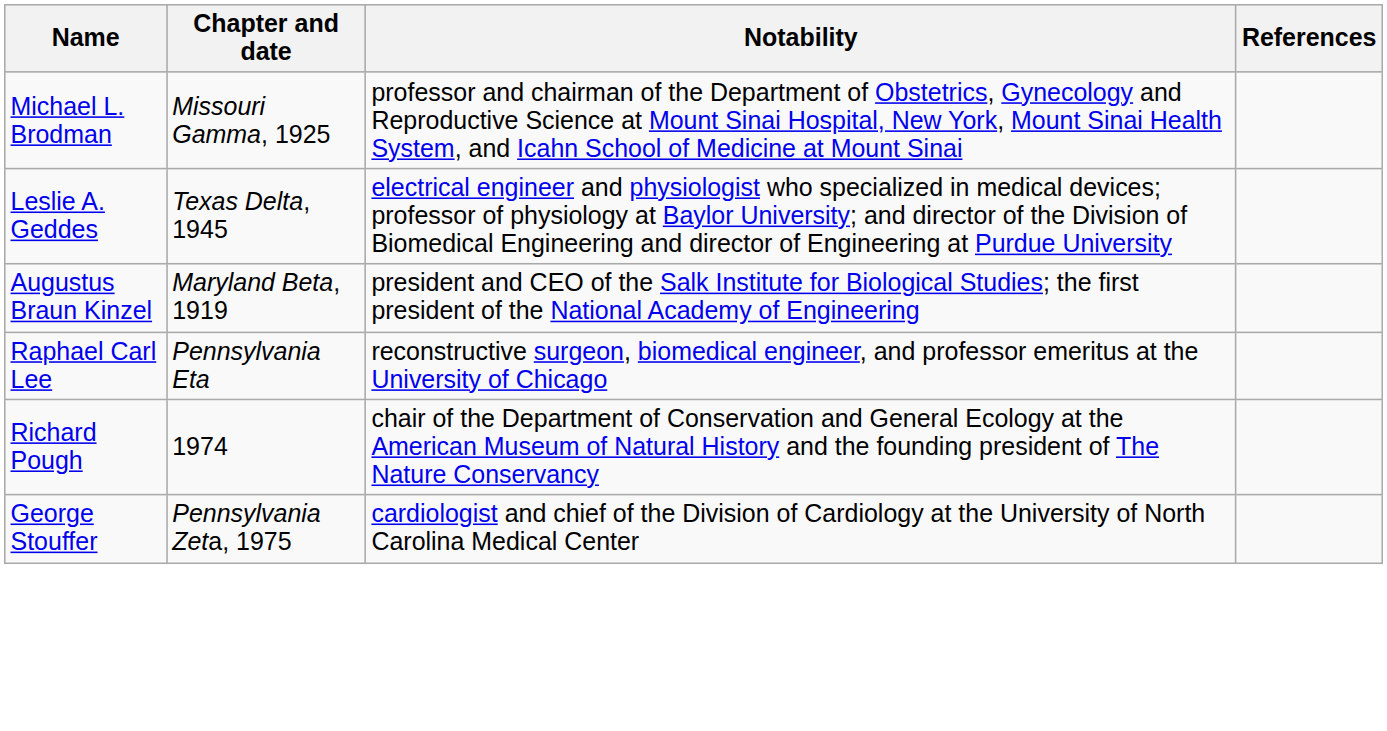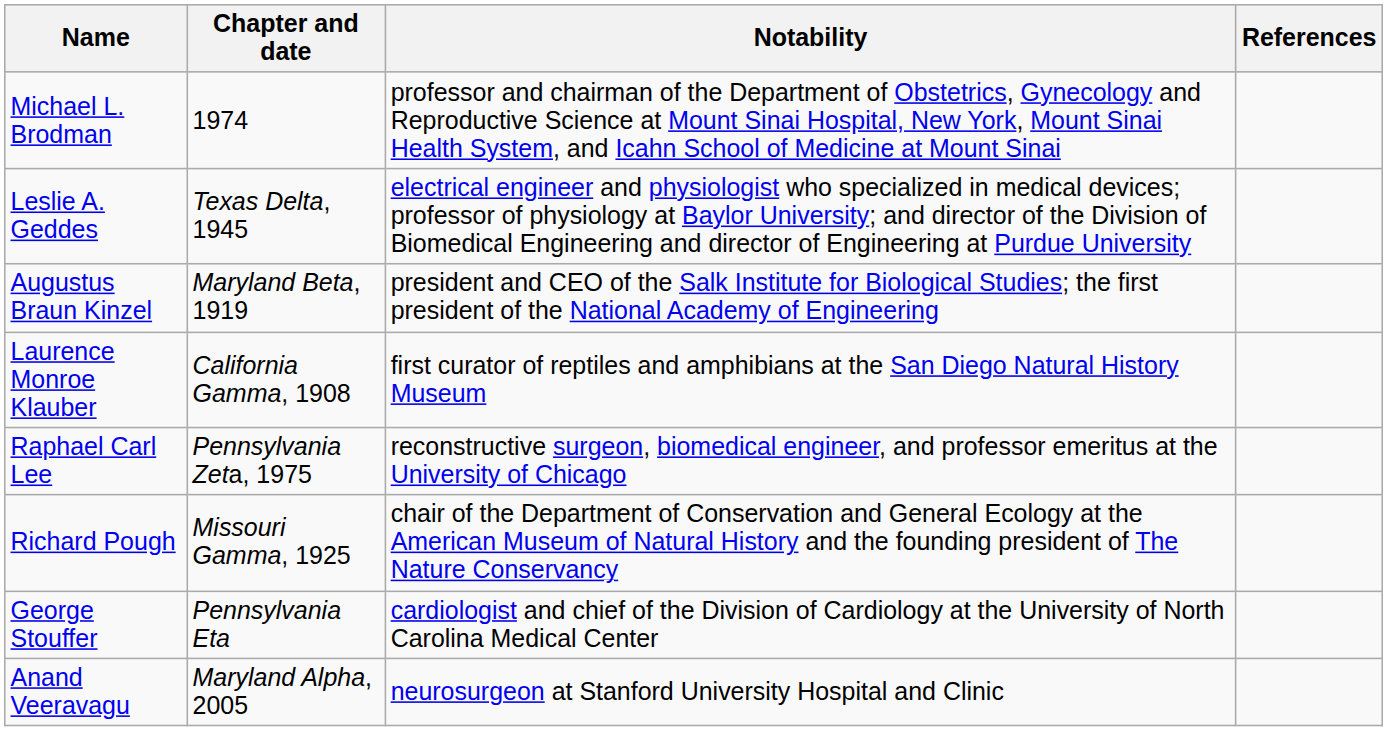(251, 120) Missouri Gamma, 1925 -> (220, 120) 1974
+ row: (63, 379)
(246, 365) Pennsylvania Eta -> (267, 460) Pennsylvania Zeta, 1975
(200, 446) 1974 -> (272, 542) Missouri Gamma, 1925
(246, 528) Pennsylvania Zeta, 1975 -> (267, 624) Pennsylvania Eta
+ row: (70, 691)
